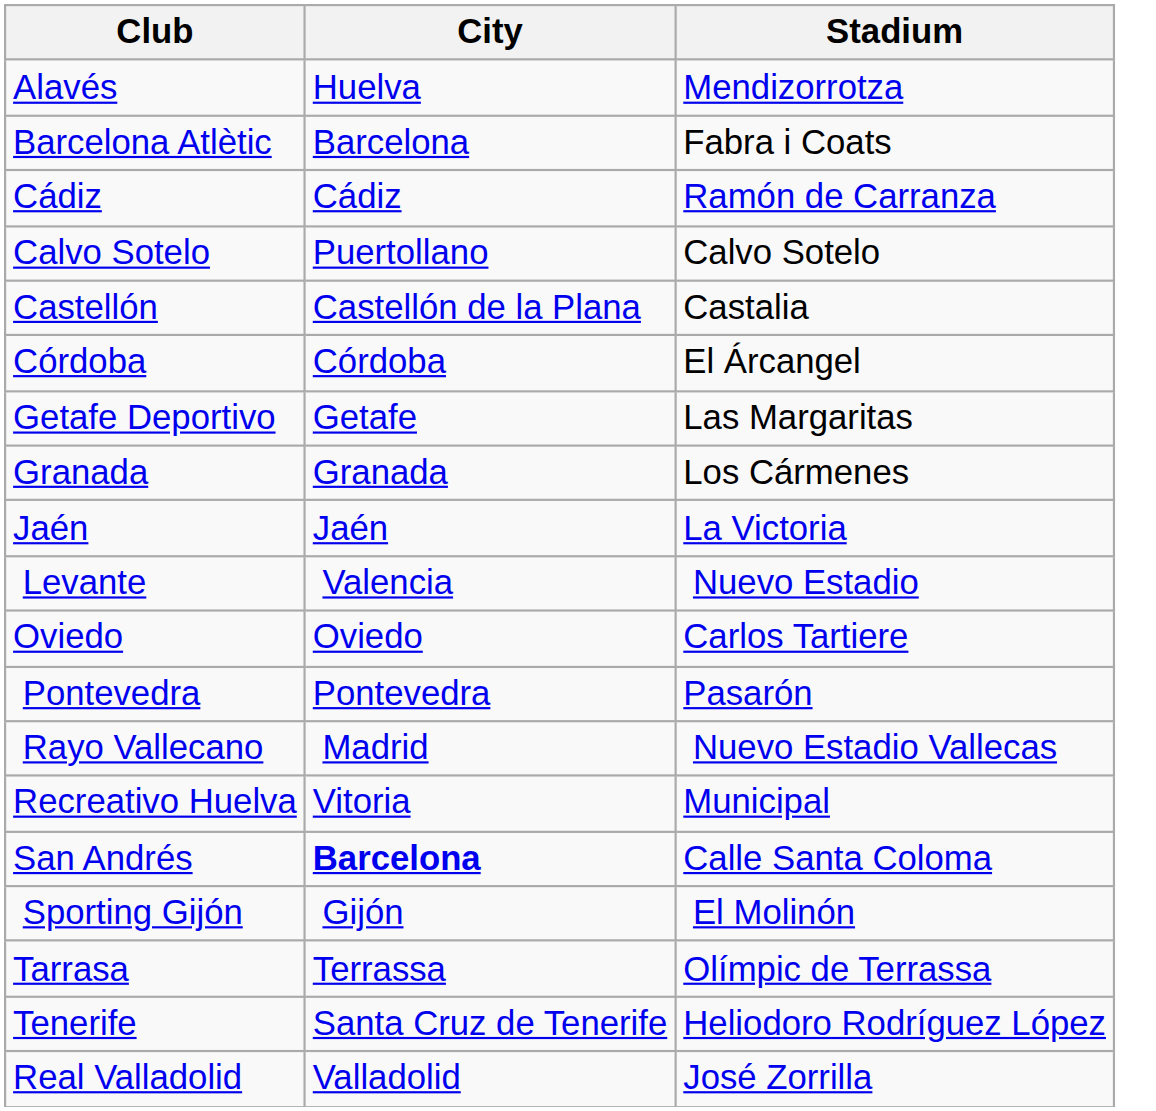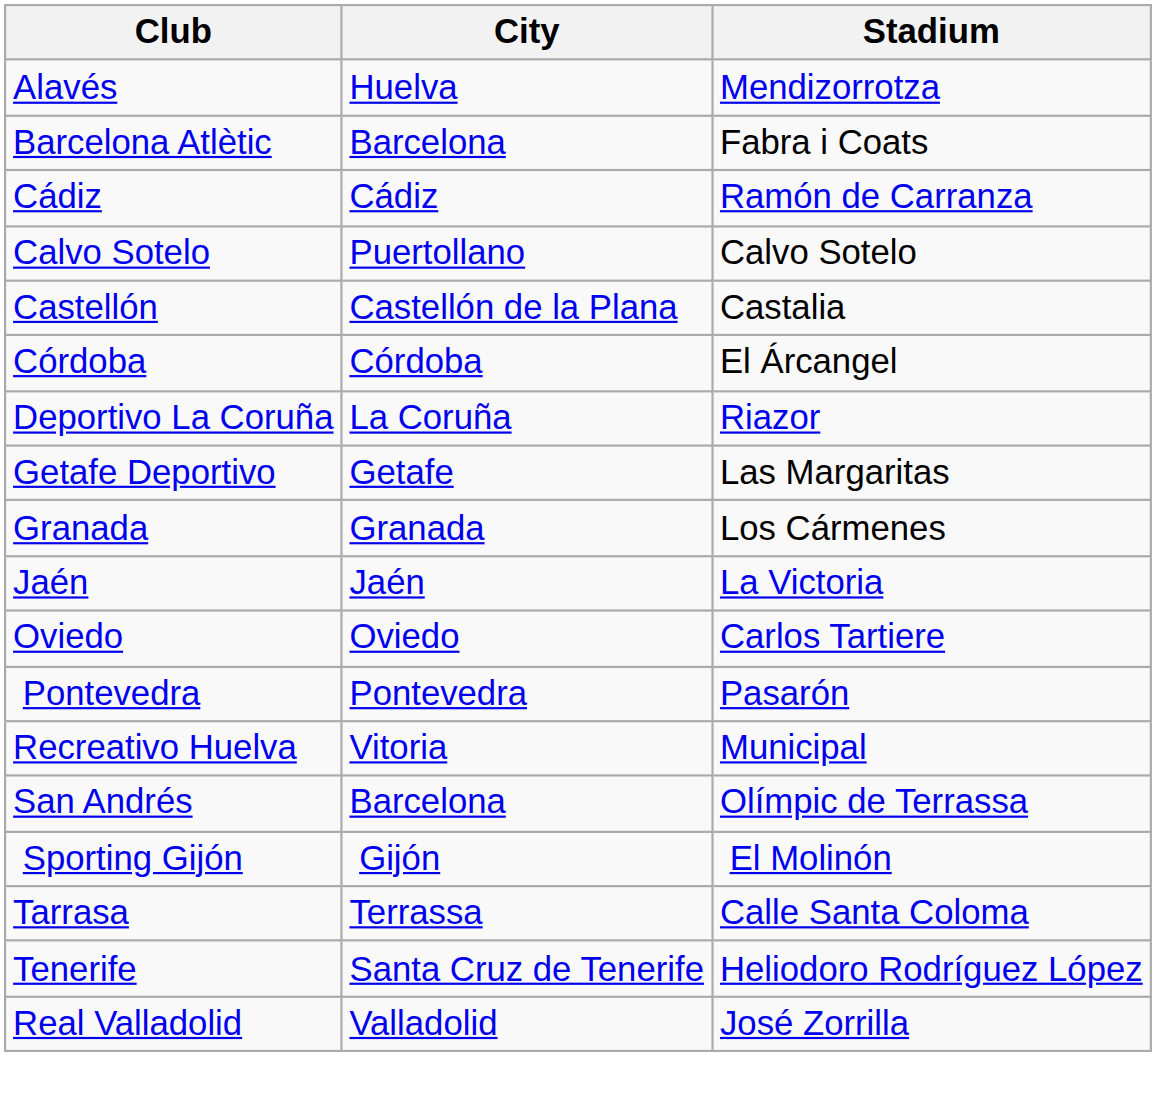+ row: (173, 417)
- row: (80, 582)
- row: (138, 747)
(397, 857) bold -> (428, 802) normal
(838, 857) Calle Santa Coloma -> (874, 802) Olímpic de Terrassa
(837, 968) Olímpic de Terrassa -> (874, 913) Calle Santa Coloma
